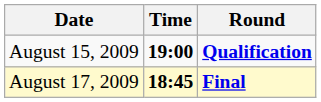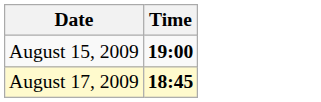- column: (257, 19)
